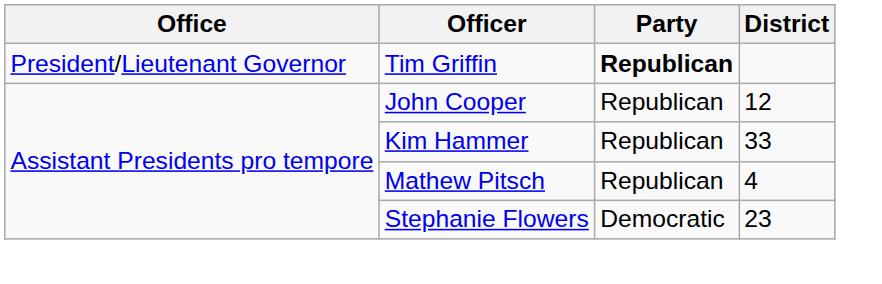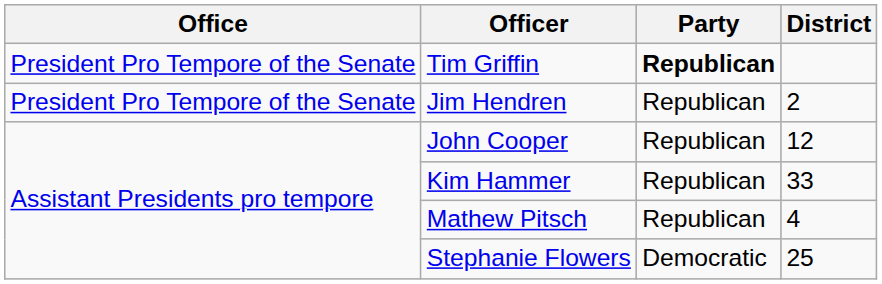(178, 63) President/Lieutenant Governor -> (213, 63) President Pro Tempore of the Senate
+ row: (497, 102)
(758, 219) 23 -> (800, 258) 25
